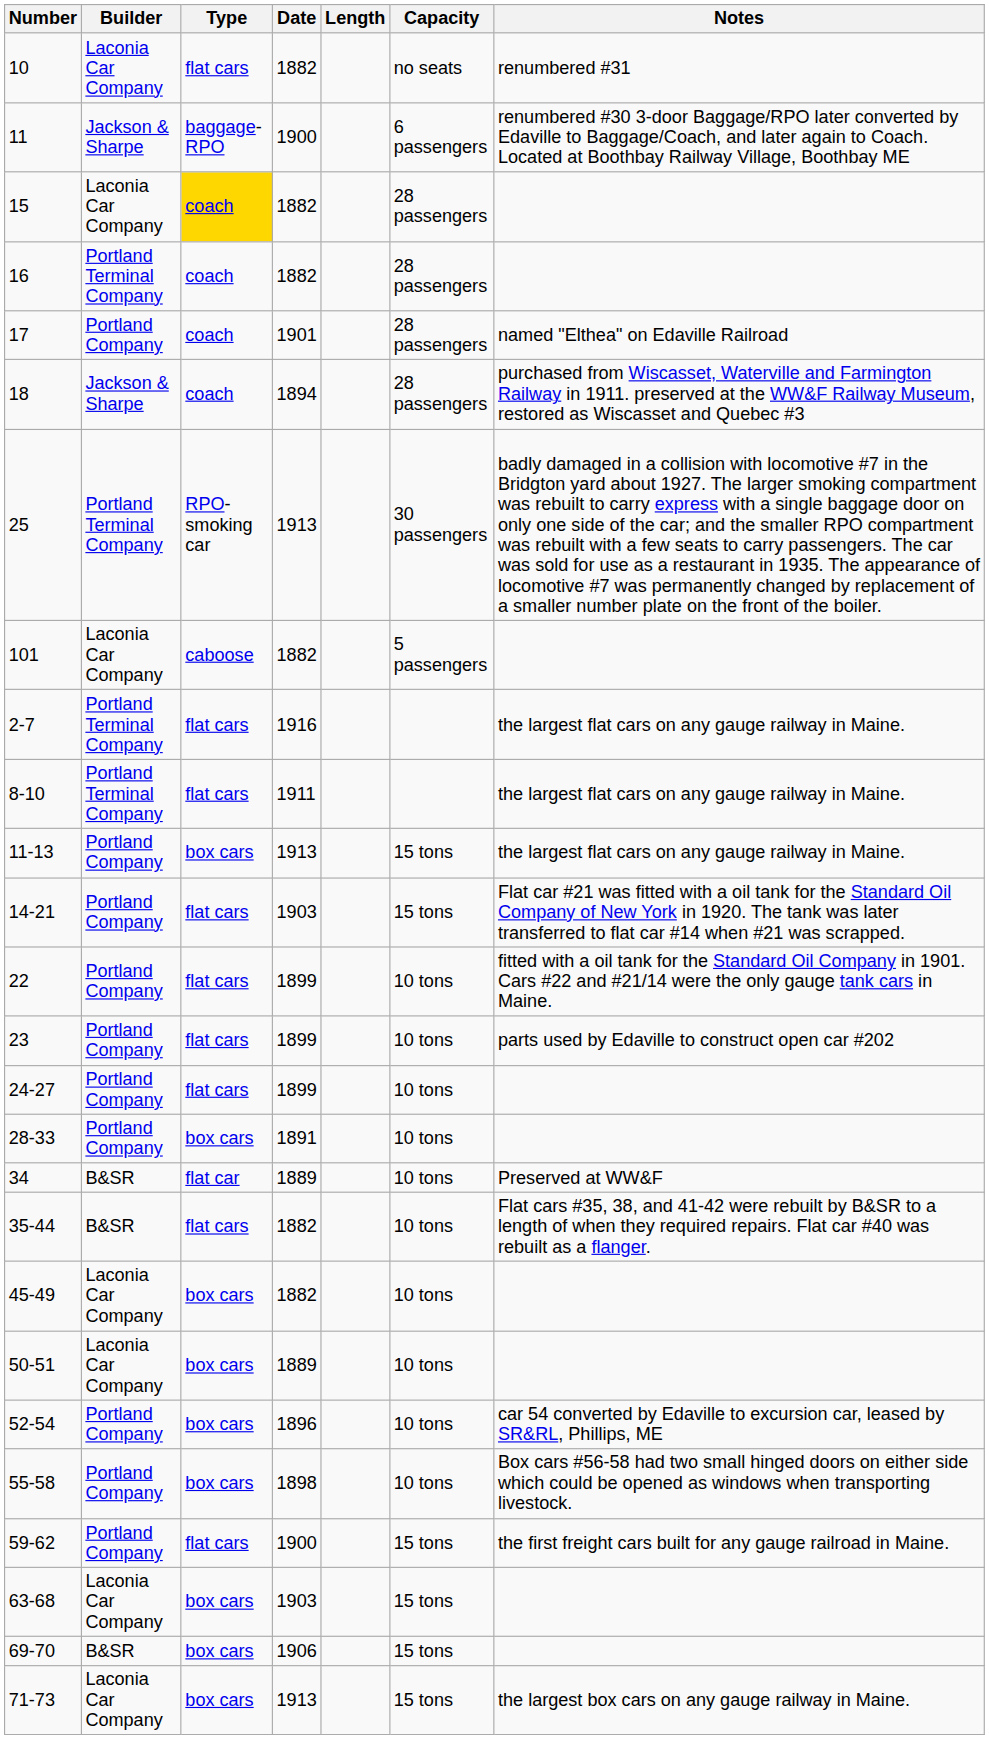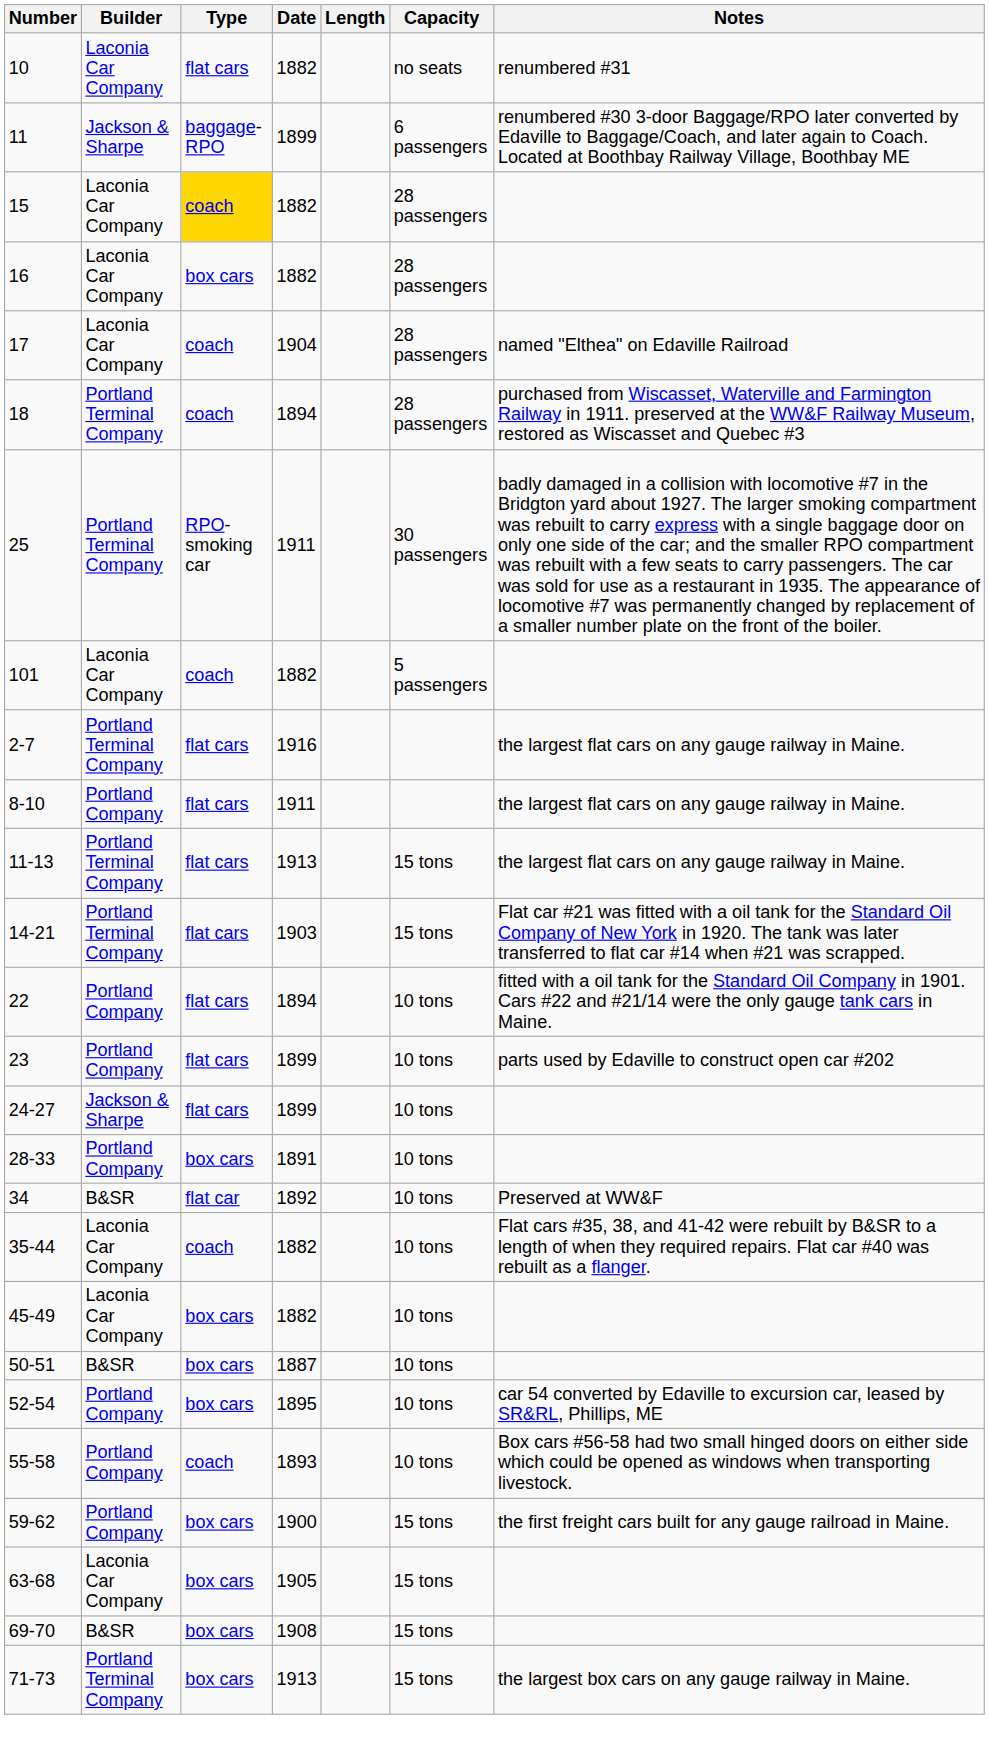(297, 137) 1900 -> (297, 137) 1899
(124, 275) Portland Terminal Company -> (124, 275) Laconia Car Company
(209, 275) coach -> (219, 275) box cars
(124, 335) Portland Company -> (124, 345) Laconia Car Company
(297, 335) 1901 -> (297, 345) 1904
(127, 394) Jackson & Sharpe -> (124, 414) Portland Terminal Company
(297, 524) 1913 -> (296, 544) 1911
(220, 655) caboose -> (209, 675) coach
(124, 793) Portland Terminal Company -> (124, 803) Portland Company
(124, 852) Portland Company -> (124, 863) Portland Terminal Company
(219, 852) box cars -> (217, 863) flat cars
(124, 912) Portland Company -> (124, 932) Portland Terminal Company
(297, 981) 1899 -> (297, 1001) 1894
(124, 1089) Portland Company -> (127, 1109) Jackson & Sharpe
(297, 1177) 1889 -> (297, 1197) 1892
(110, 1226) B&SR -> (124, 1246) Laconia Car Company
(217, 1226) flat cars -> (209, 1246) coach
(124, 1365) Laconia Car Company -> (110, 1365) B&SR
(297, 1365) 1889 -> (297, 1365) 1887
(297, 1424) 1896 -> (297, 1404) 1895
(219, 1483) box cars -> (209, 1463) coach
(297, 1483) 1898 -> (297, 1463) 1893
(217, 1542) flat cars -> (219, 1522) box cars
(297, 1601) 1903 -> (297, 1581) 1905
(297, 1650) 1906 -> (297, 1630) 1908
(124, 1699) Laconia Car Company -> (124, 1679) Portland Terminal Company
